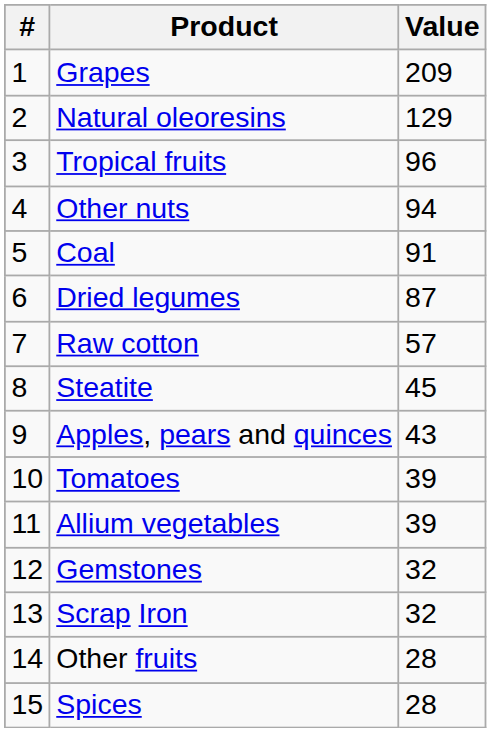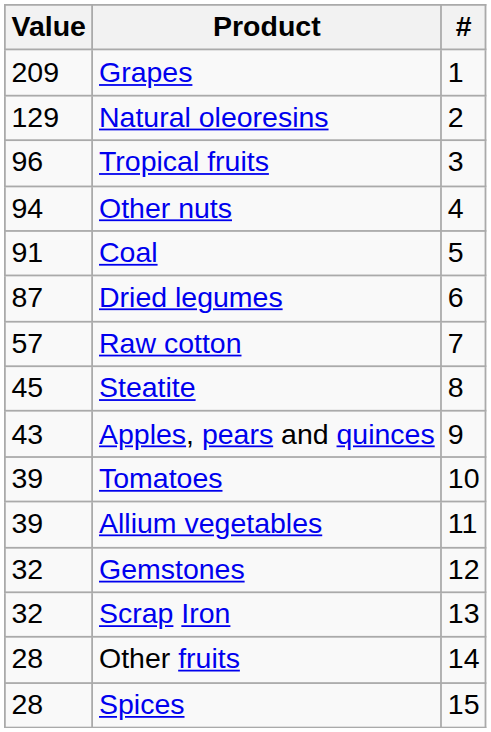columns swapped: (27, 27) <-> (442, 27)
